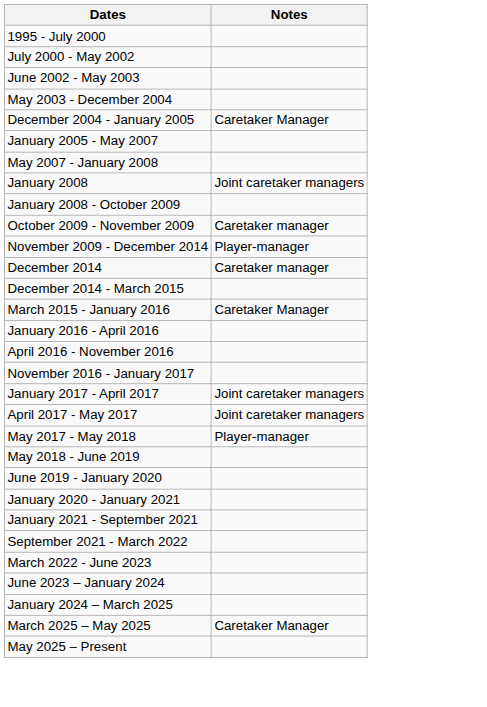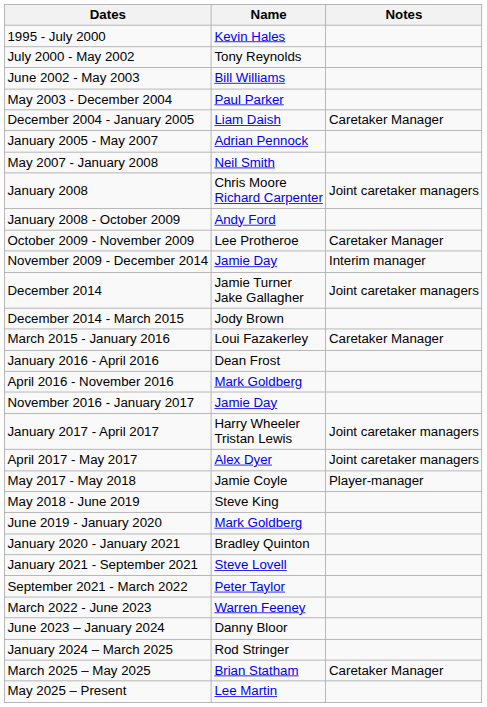+ column: (269, 15)
(272, 225) Caretaker manager -> (386, 240) Caretaker Manager
(262, 246) Player-manager -> (377, 261) Interim manager
(272, 267) Caretaker manager -> (404, 290) Joint caretaker managers
